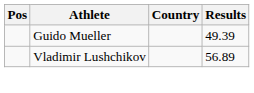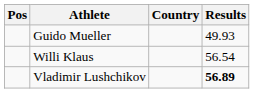(220, 35) 49.39 -> (220, 35) 49.93
+ row: (63, 56)
(220, 56) normal -> (220, 77) bold
